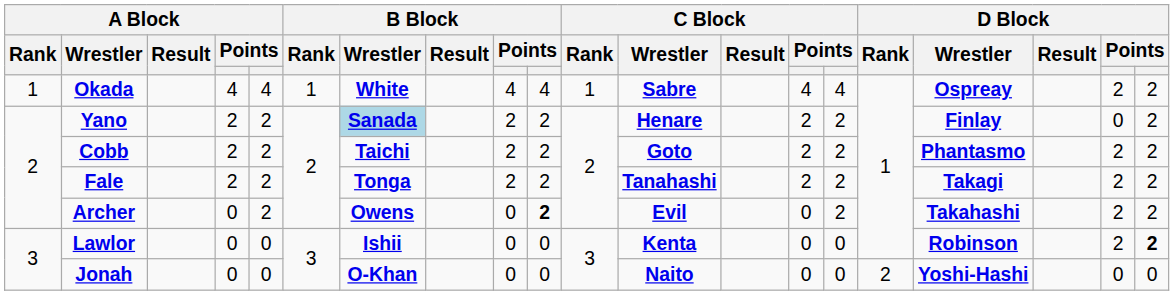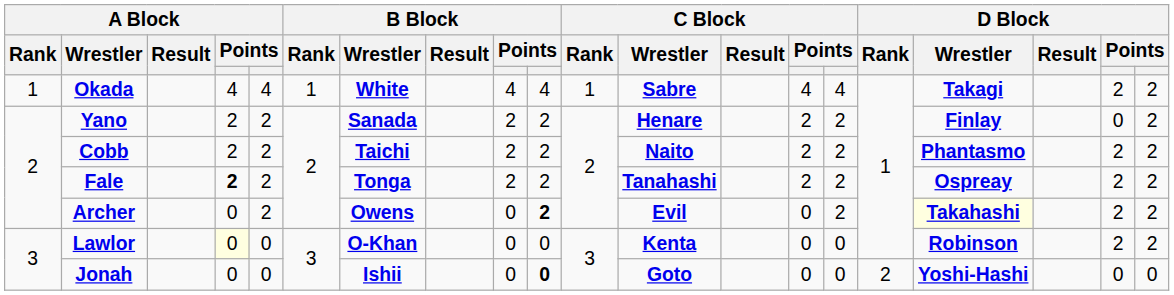(973, 90) Ospreay -> (973, 90) Takagi
(382, 120) lightblue background -> (382, 120) no background
(669, 151) Goto -> (669, 151) Naito
(232, 182) normal -> (232, 182) bold
(973, 182) Takagi -> (973, 182) Ospreay
(973, 212) no background -> (973, 212) lightyellow background
(232, 243) no background -> (232, 243) lightyellow background
(382, 243) Ishii -> (382, 243) O-Khan
(1152, 243) bold -> (1152, 243) normal
(382, 274) O-Khan -> (382, 274) Ishii
(545, 274) normal -> (545, 274) bold
(669, 274) Naito -> (669, 274) Goto
